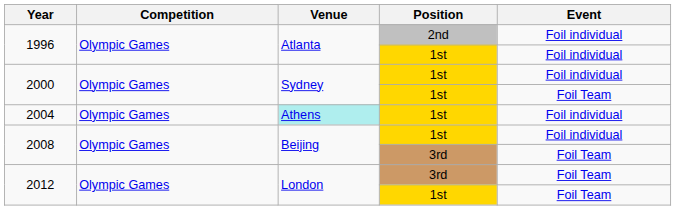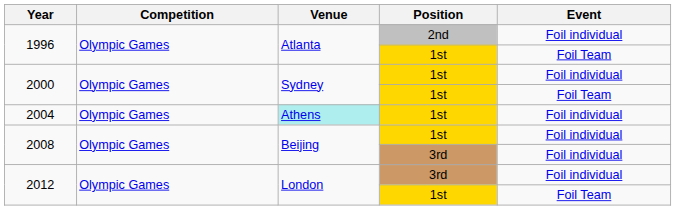(584, 55) Foil individual -> (584, 55) Foil Team
(584, 155) Foil Team -> (584, 155) Foil individual
(584, 175) Foil Team -> (584, 175) Foil individual
